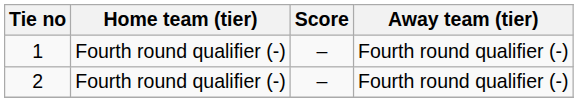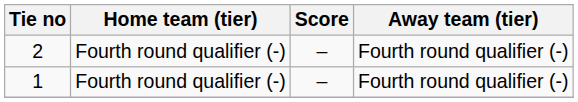rows swapped: (38, 50) <-> (38, 81)
